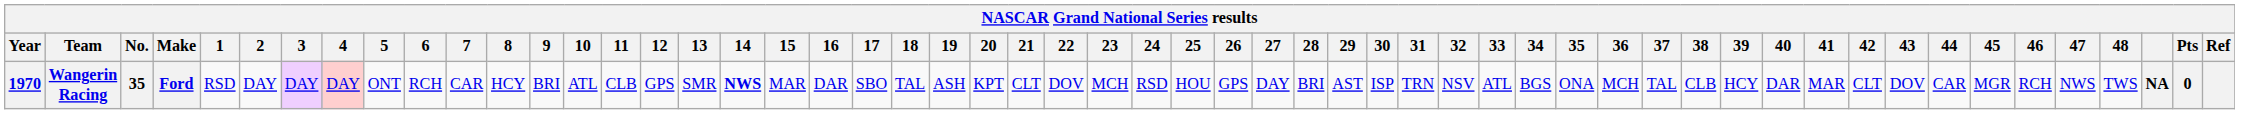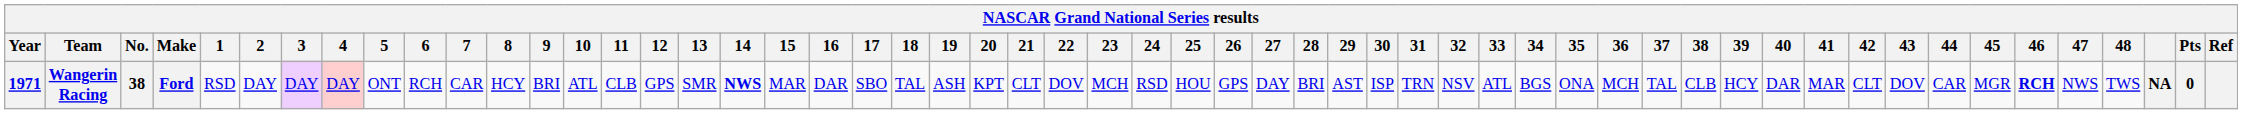(25, 84) 1970 -> (25, 84) 1971
(137, 84) 35 -> (137, 84) 38
(2035, 84) normal -> (2036, 84) bold
